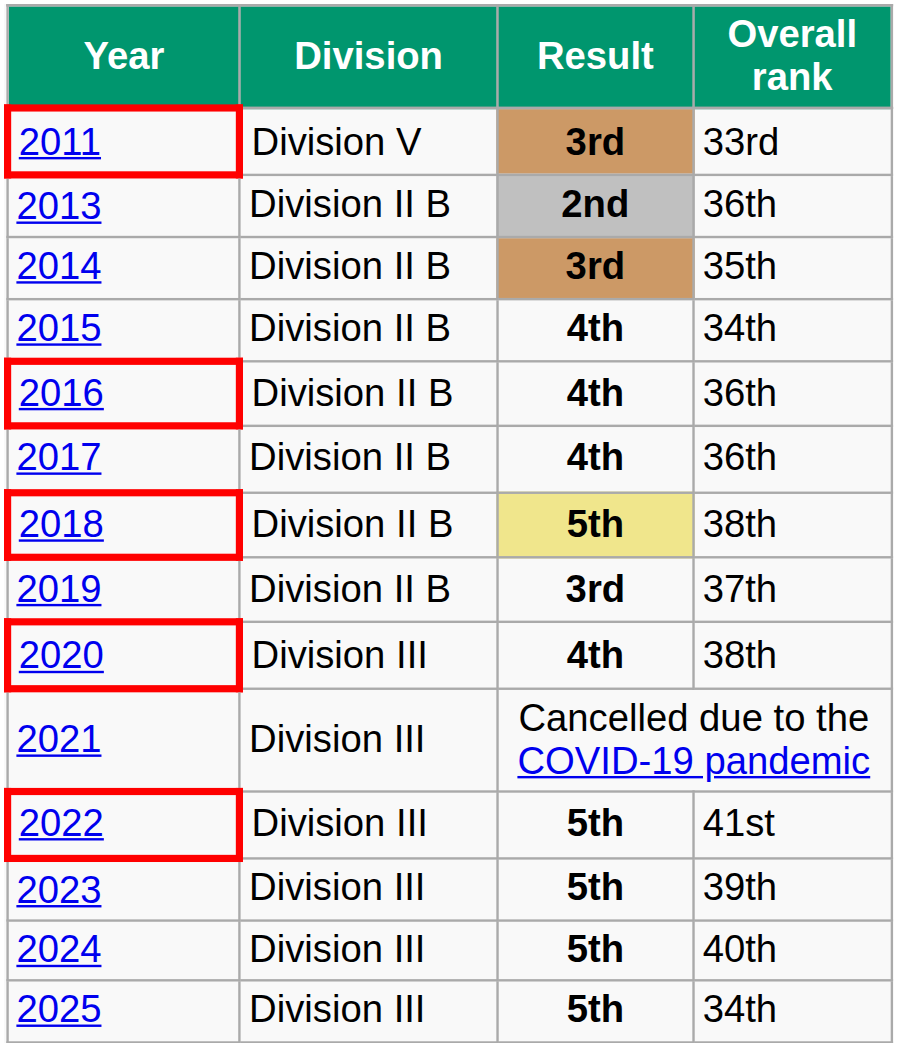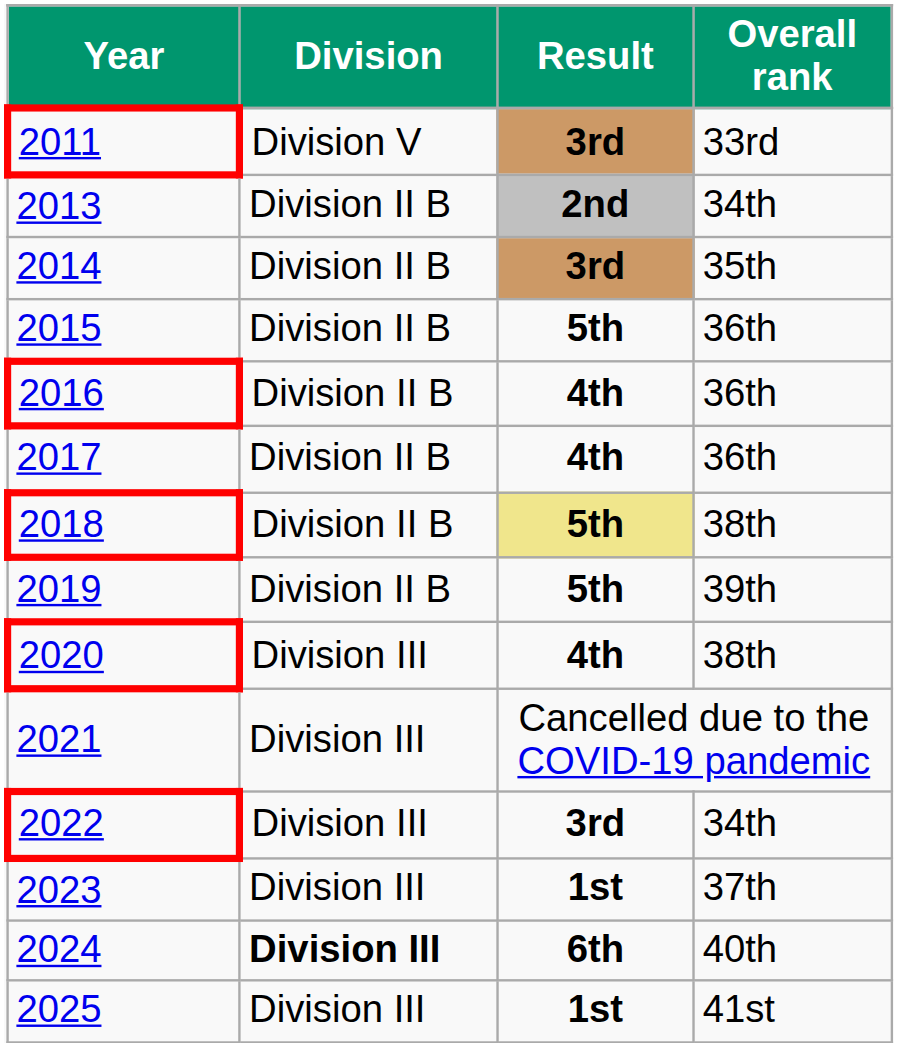(740, 205) 36th -> (740, 205) 34th
(595, 328) 4th -> (595, 328) 5th
(740, 328) 34th -> (740, 328) 36th
(595, 589) 3rd -> (595, 589) 5th
(740, 589) 37th -> (740, 589) 39th
(595, 823) 5th -> (595, 823) 3rd
(739, 823) 41st -> (740, 823) 34th
(595, 888) 5th -> (595, 888) 1st
(740, 888) 39th -> (740, 888) 37th
(337, 949) normal -> (345, 949) bold
(595, 949) 5th -> (595, 949) 6th
(595, 1010) 5th -> (595, 1010) 1st
(740, 1010) 34th -> (739, 1010) 41st
